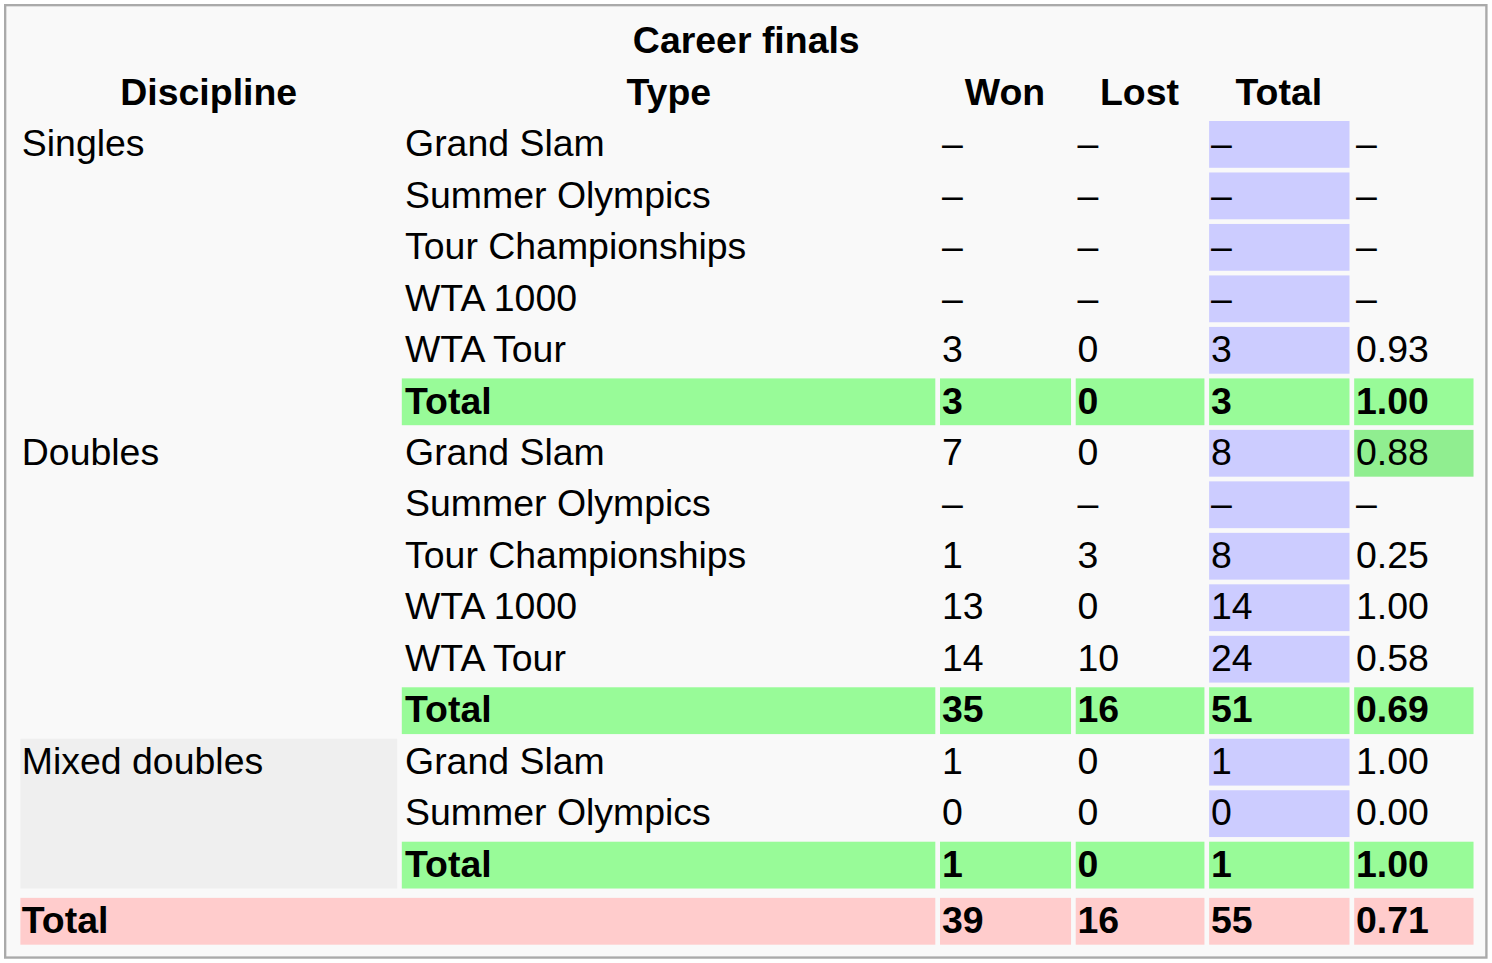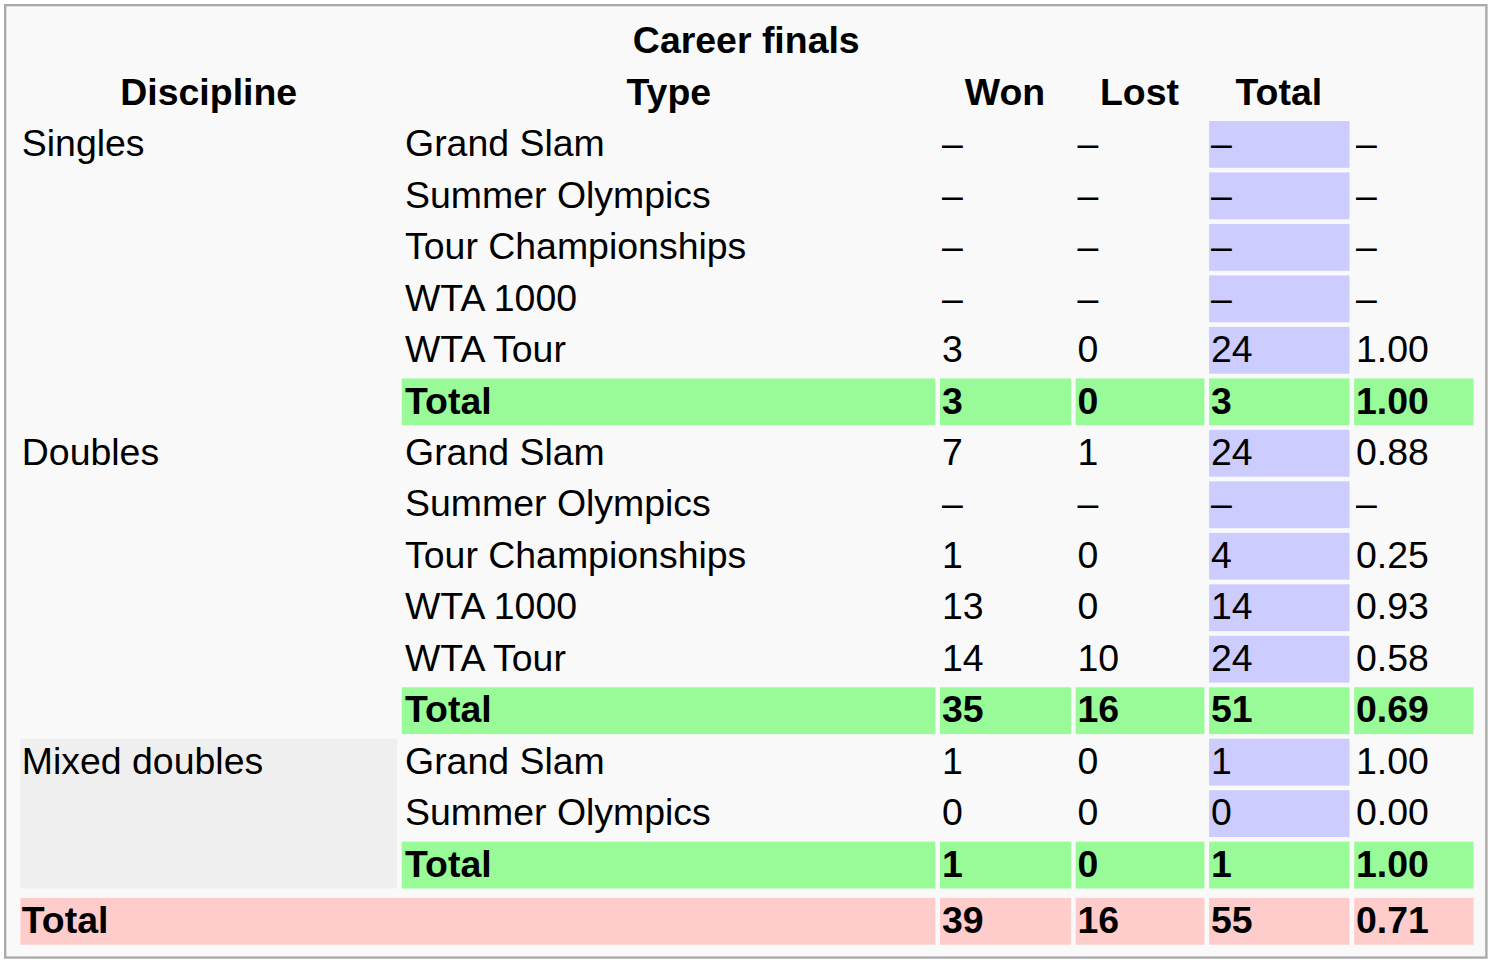(1221, 350) 3 -> (1232, 350) 24
(1392, 350) 0.93 -> (1392, 350) 1.00
(1088, 453) 0 -> (1088, 453) 1
(1221, 453) 8 -> (1232, 453) 24
(1392, 453) lightgreen background -> (1392, 453) no background
(1088, 556) 3 -> (1088, 556) 0
(1221, 556) 8 -> (1221, 556) 4
(1392, 607) 1.00 -> (1392, 607) 0.93
